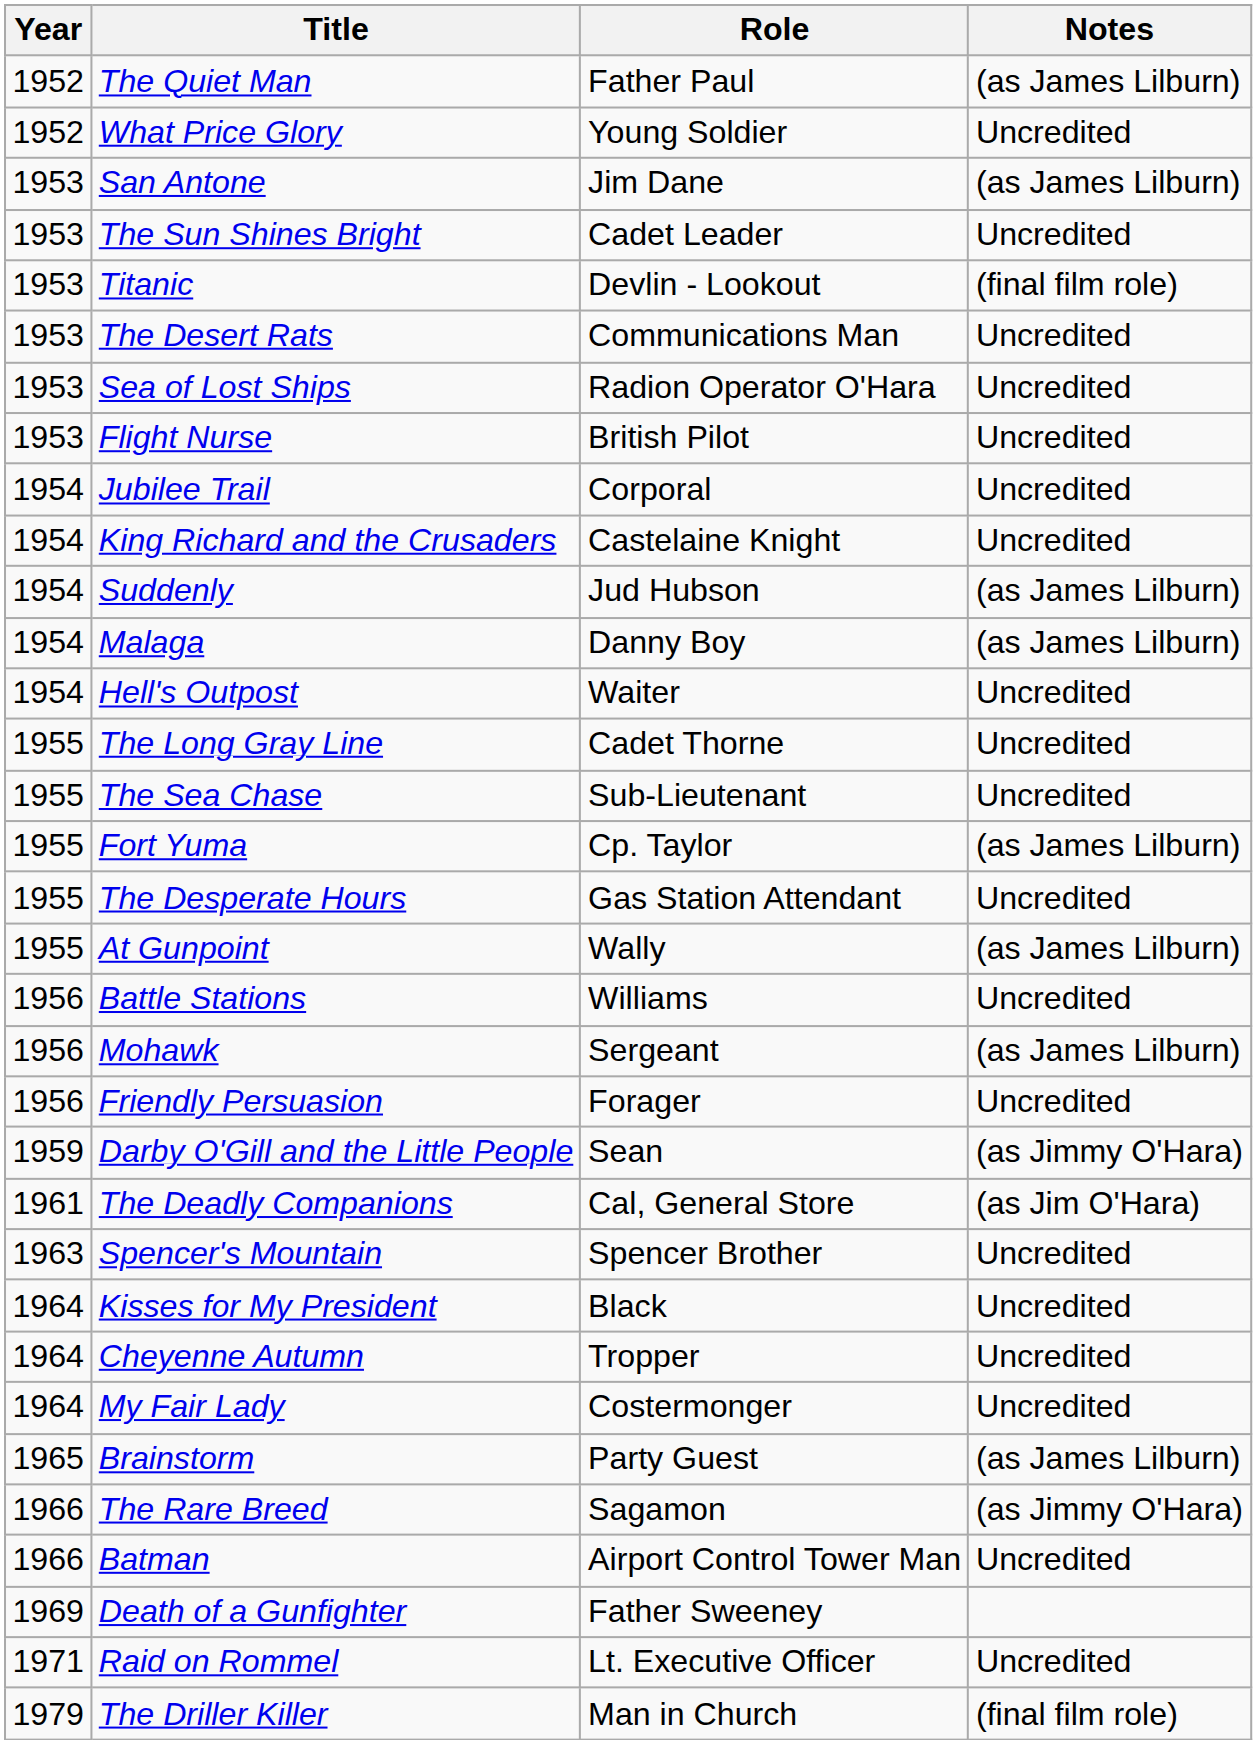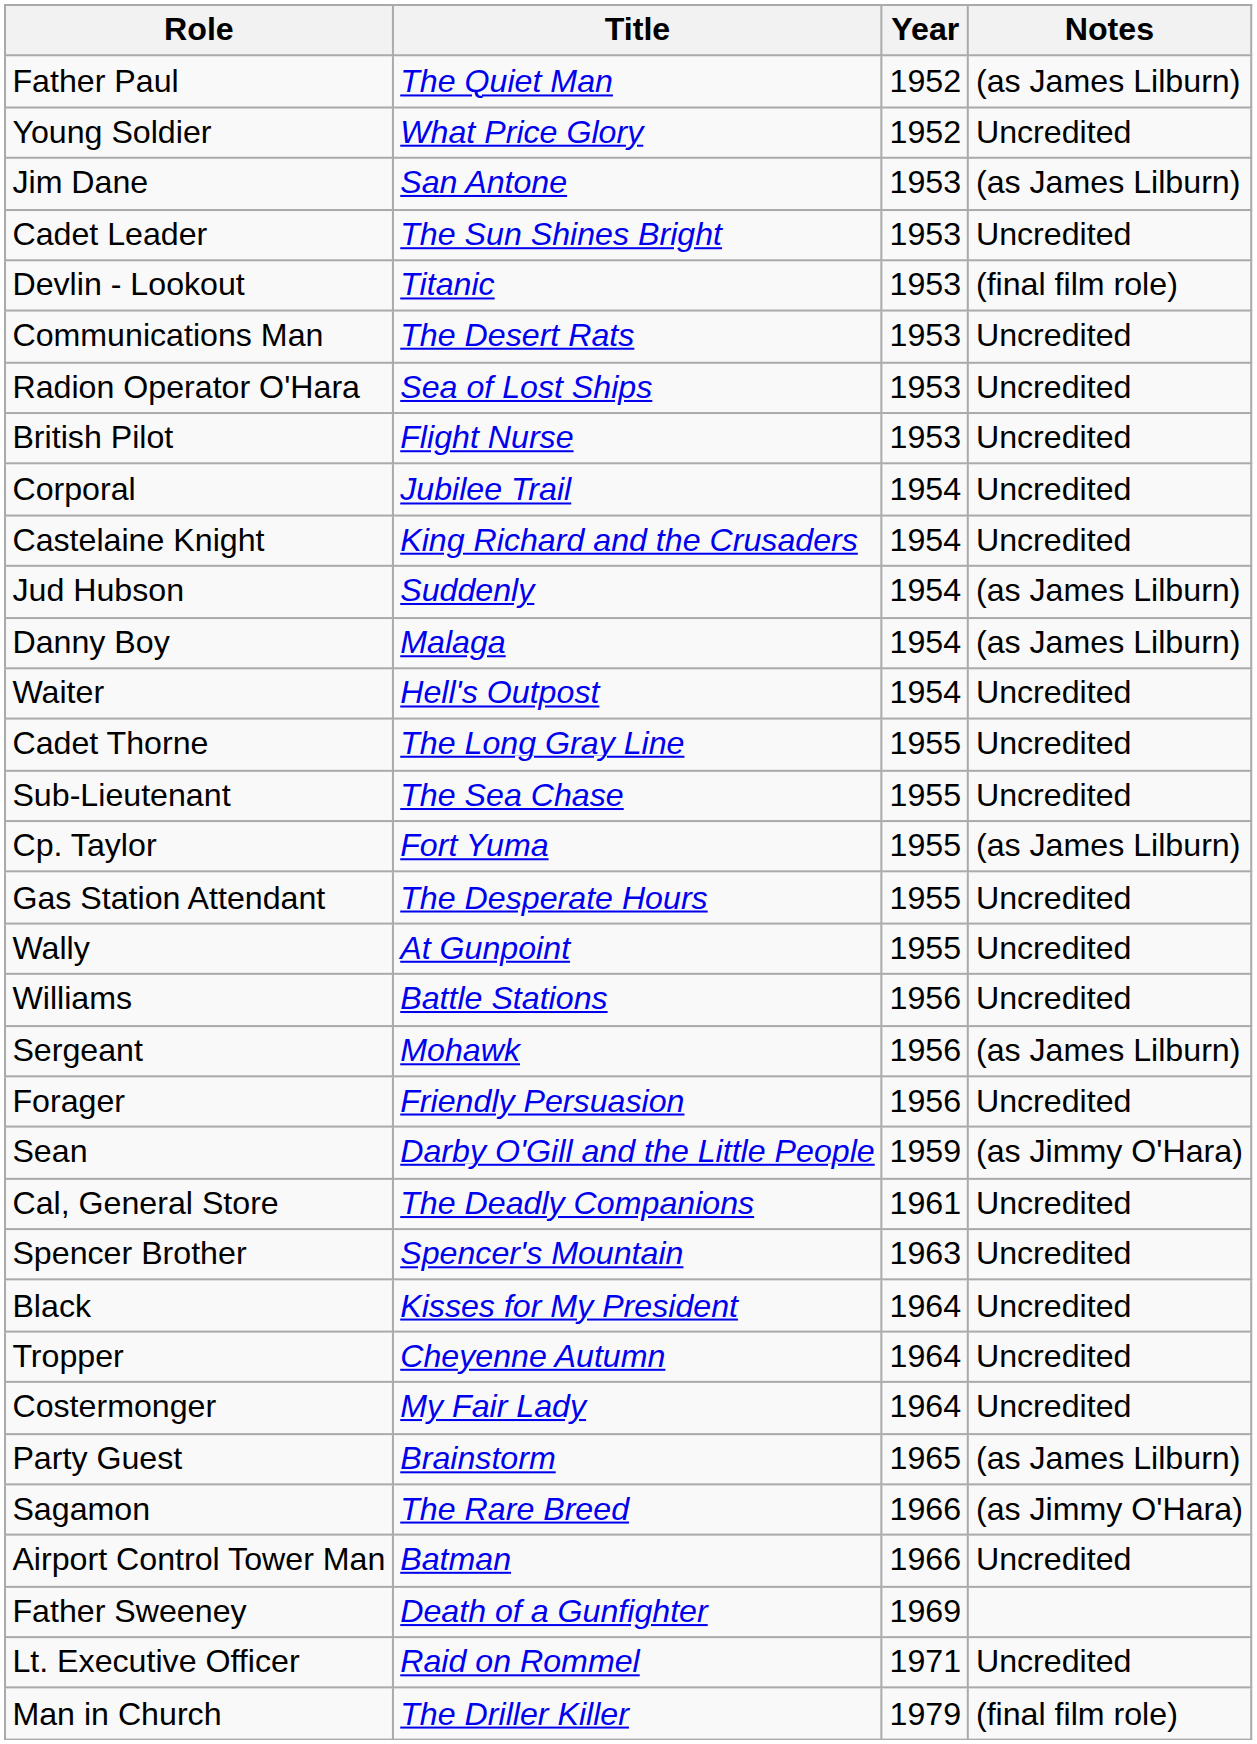columns swapped: (48, 30) <-> (775, 30)
(1108, 948) (as James Lilburn) -> (1054, 948) Uncredited
(1088, 1203) (as Jim O'Hara) -> (1054, 1203) Uncredited
